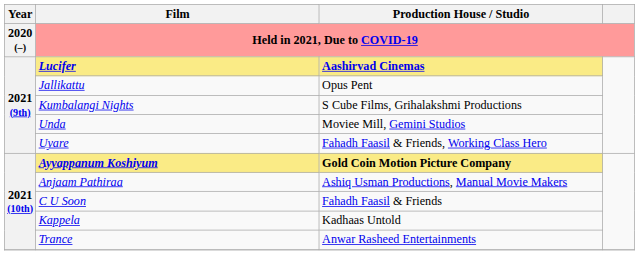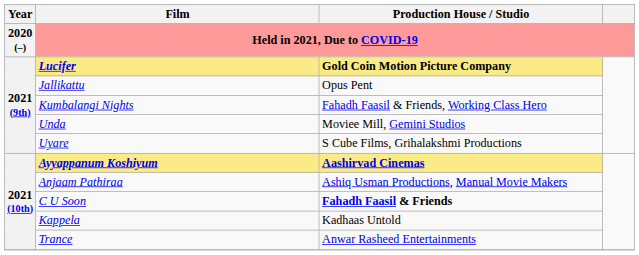(373, 66) Aashirvad Cinemas -> (417, 66) Gold Coin Motion Picture Company
(422, 104) S Cube Films, Grihalakshmi Productions -> (434, 104) Fahadh Faasil & Friends, Working Class Hero
(434, 143) Fahadh Faasil & Friends, Working Class Hero -> (422, 143) S Cube Films, Grihalakshmi Productions
(417, 162) Gold Coin Motion Picture Company -> (373, 162) Aashirvad Cinemas
(382, 201) normal -> (387, 201) bold
